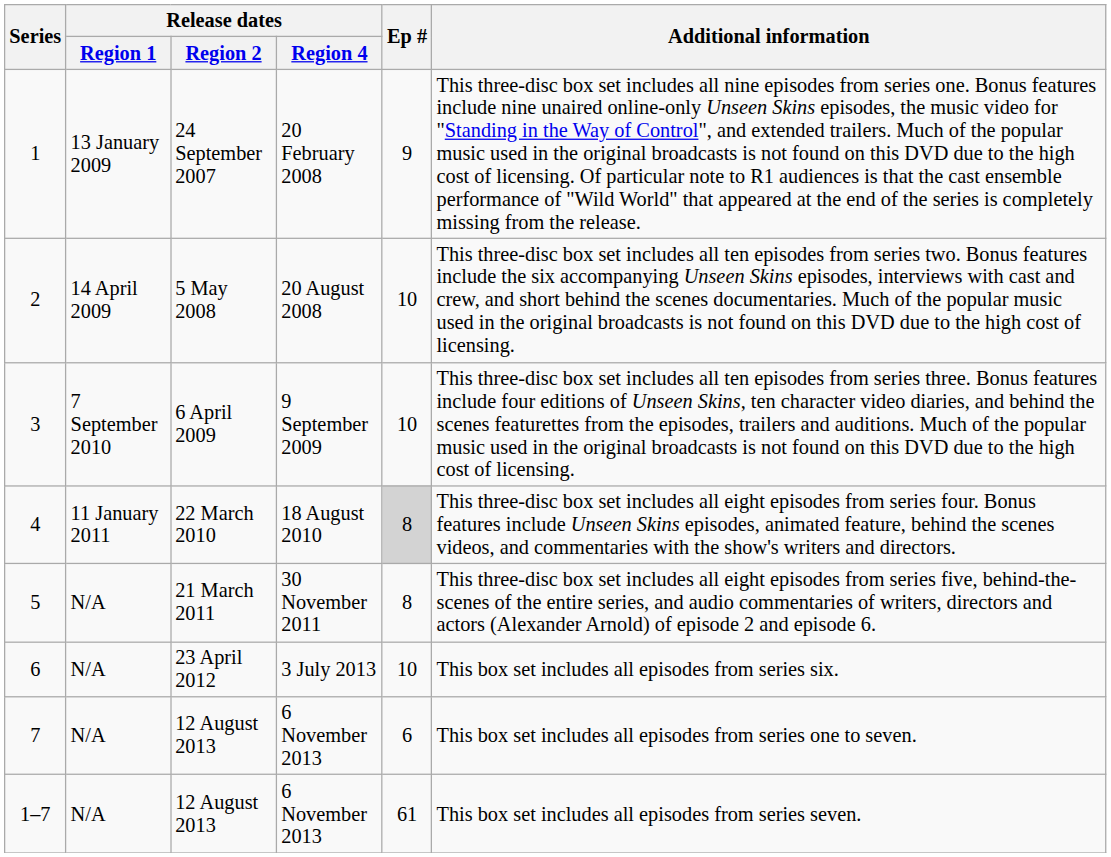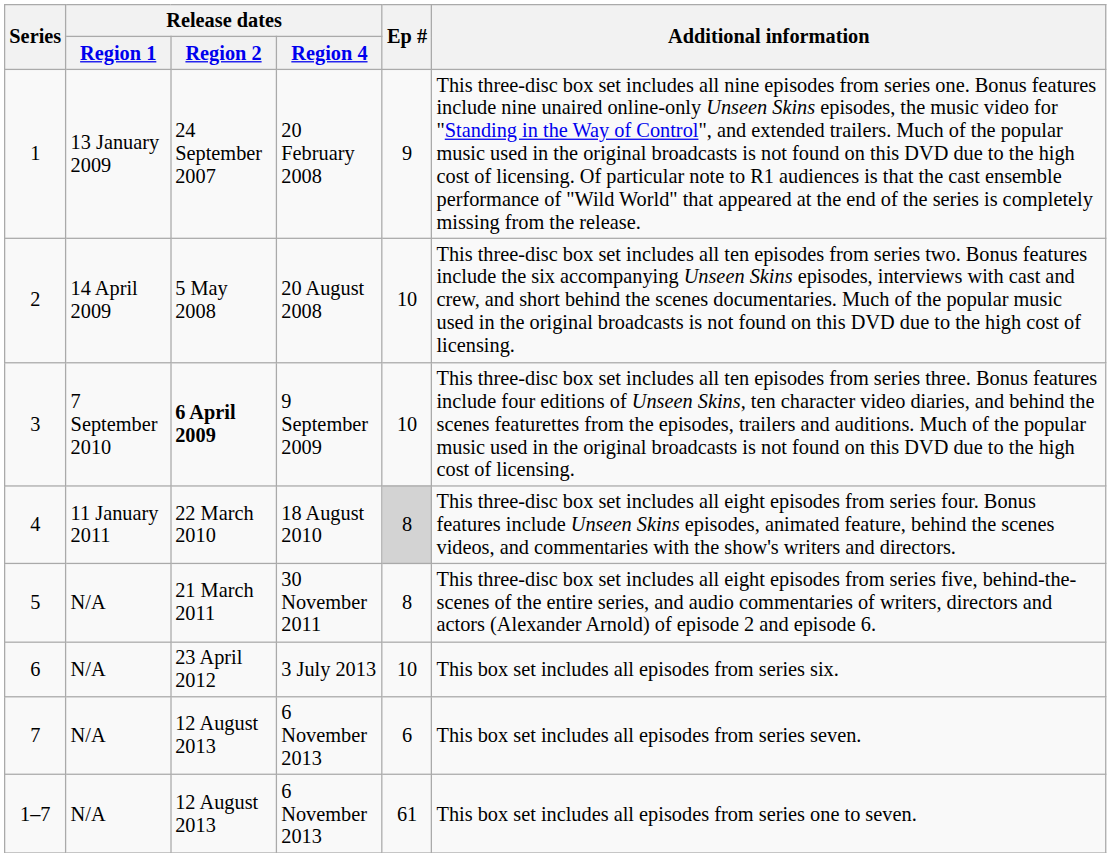(204, 423) normal -> (205, 423) bold
(677, 735) This box set includes all episodes from series one to seven. -> (649, 735) This box set includes all episodes from series seven.
(649, 813) This box set includes all episodes from series seven. -> (677, 813) This box set includes all episodes from series one to seven.
